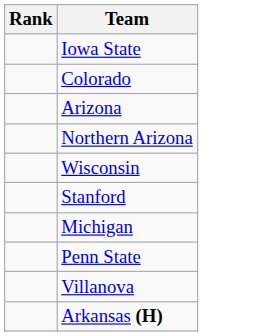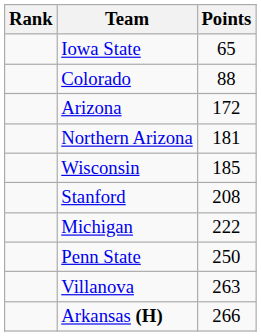+ column: (226, 19)
